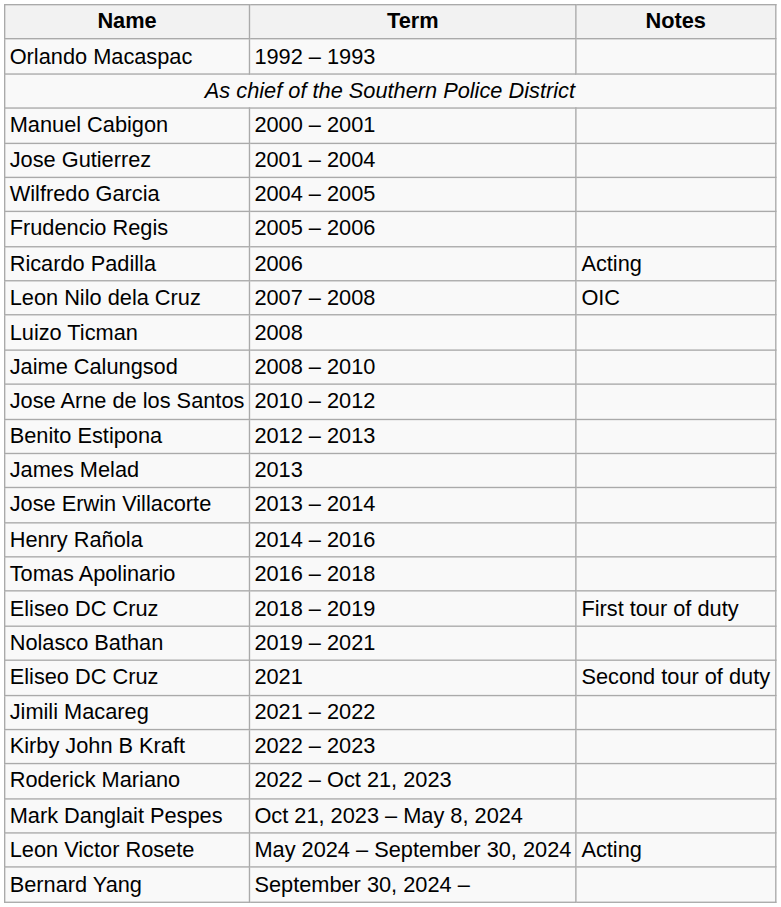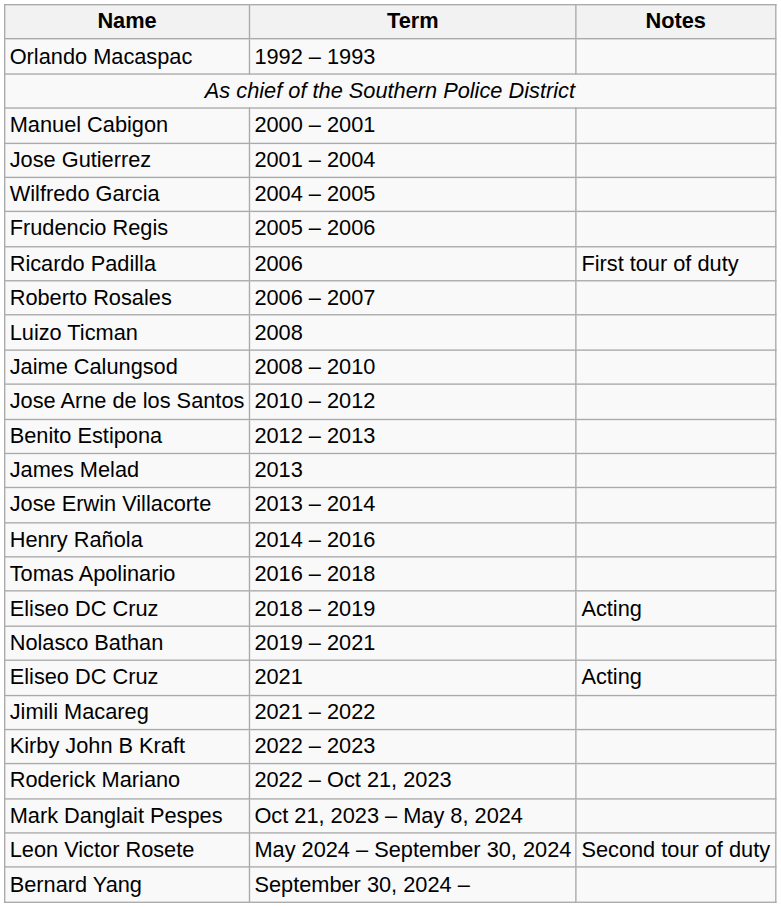(612, 263) Acting -> (660, 263) First tour of duty
+ row: (91, 297)
- row: (105, 297)
(660, 608) First tour of duty -> (612, 608) Acting
(676, 677) Second tour of duty -> (612, 677) Acting
(612, 849) Acting -> (676, 849) Second tour of duty
